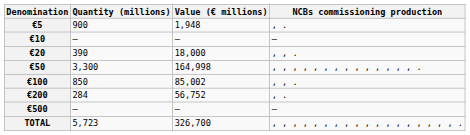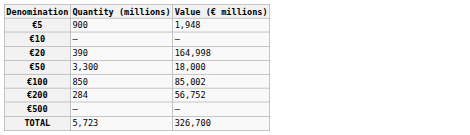- column: (367, 11)
(190, 53) 18,000 -> (193, 53) 164,998
(193, 67) 164,998 -> (190, 67) 18,000
